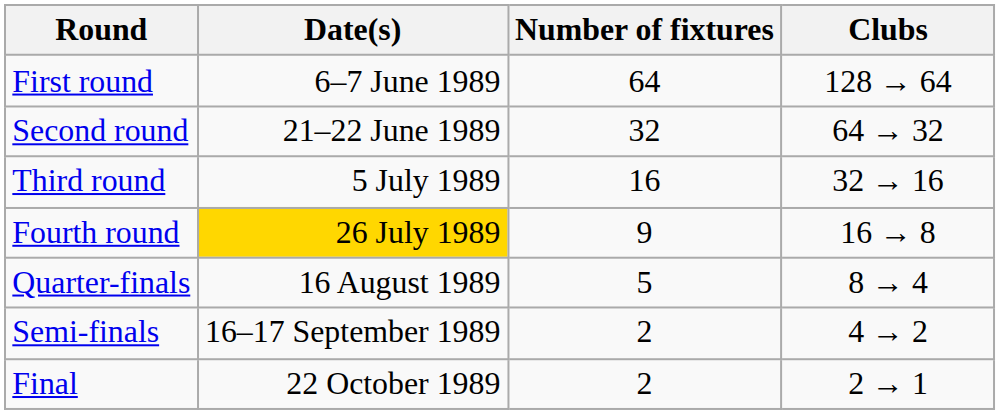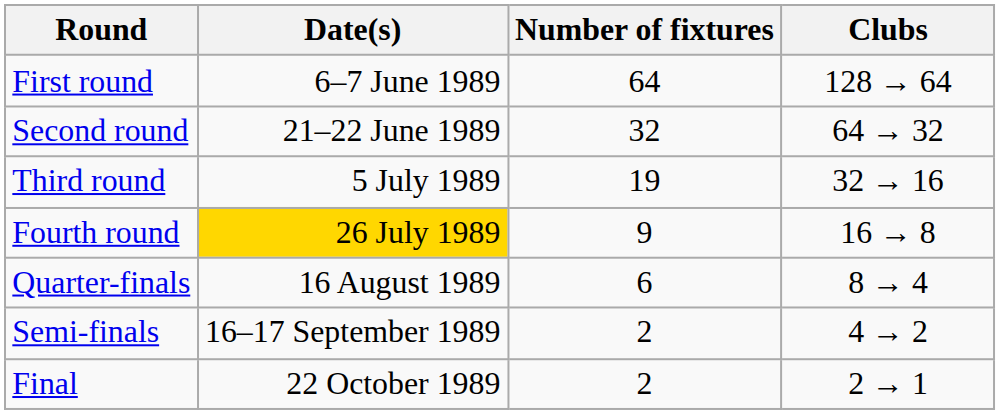(644, 181) 16 -> (644, 181) 19
(644, 282) 5 -> (644, 282) 6
